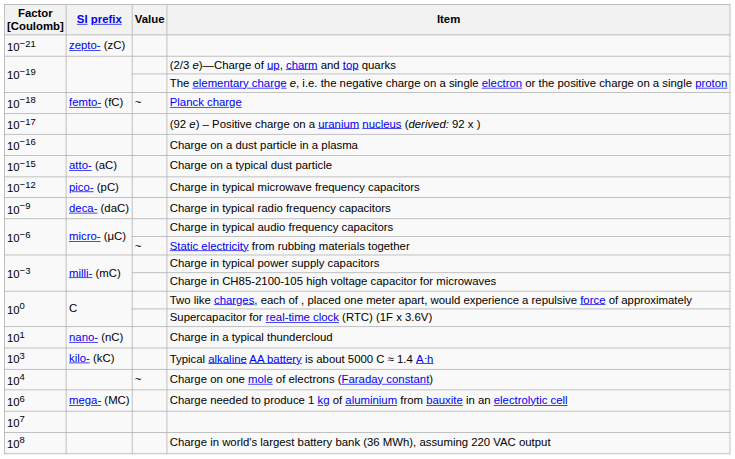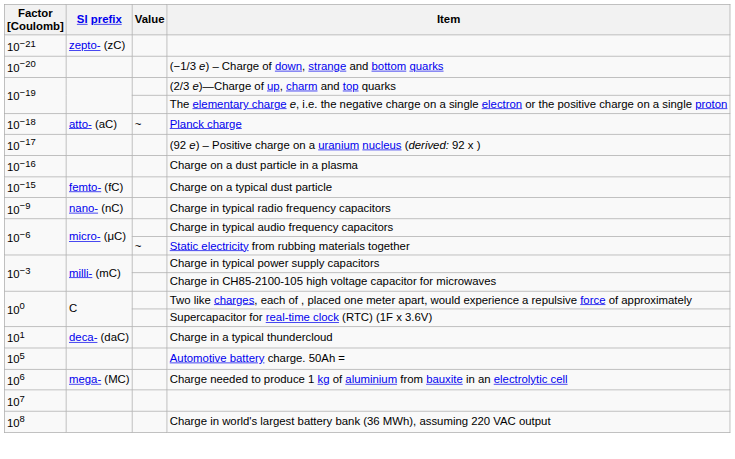+ row: (21, 66)
(96, 102) femto- (fC) -> (93, 124) atto- (aC)
(93, 166) atto- (aC) -> (96, 187) femto- (fC)
- row: (21, 187)
(99, 208) deca- (daC) -> (96, 208) nano- (nC)
(96, 337) nano- (nC) -> (99, 337) deca- (daC)
- row: (16, 358)
- row: (16, 379)
+ row: (16, 358)
